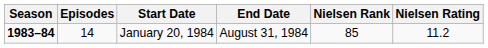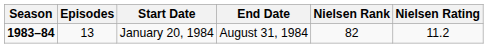(87, 33) 14 -> (87, 33) 13
(352, 33) 85 -> (352, 33) 82
